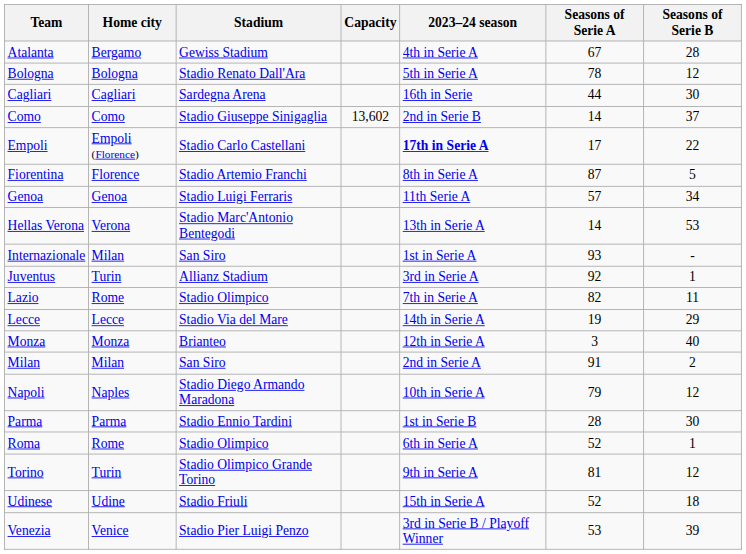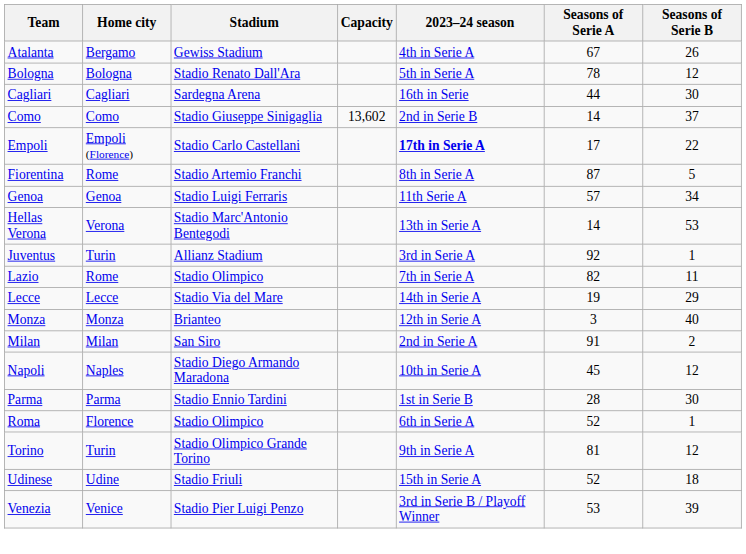(692, 52) 28 -> (692, 52) 26
(115, 175) Florence -> (102, 175) Rome
- row: (46, 255)
(595, 392) 79 -> (593, 370) 45
(108, 443) Rome -> (110, 421) Florence
